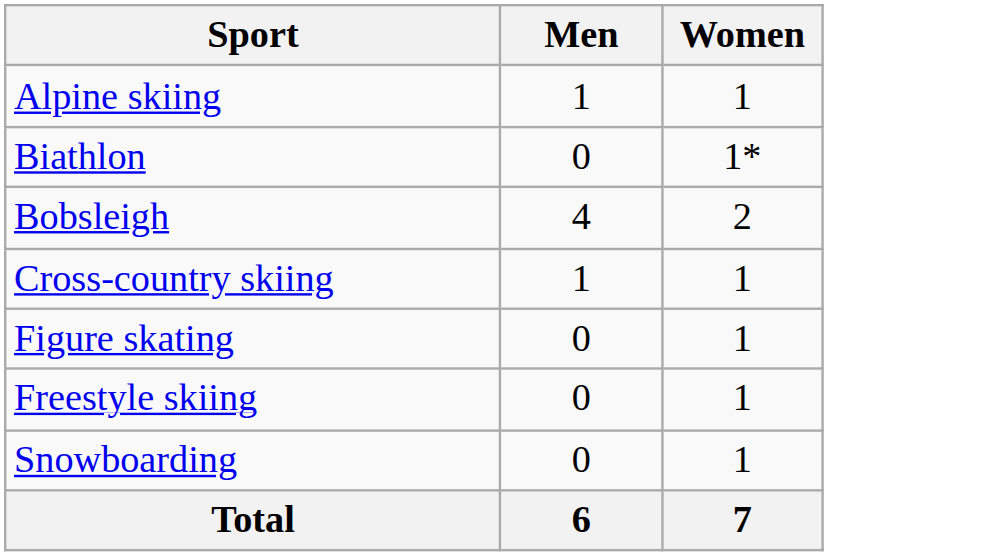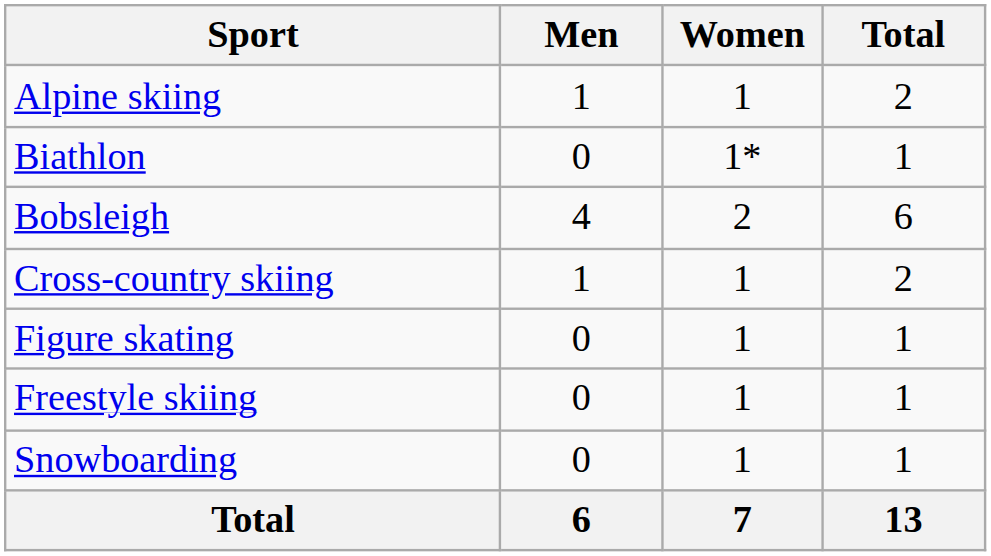+ column: (903, 34)
